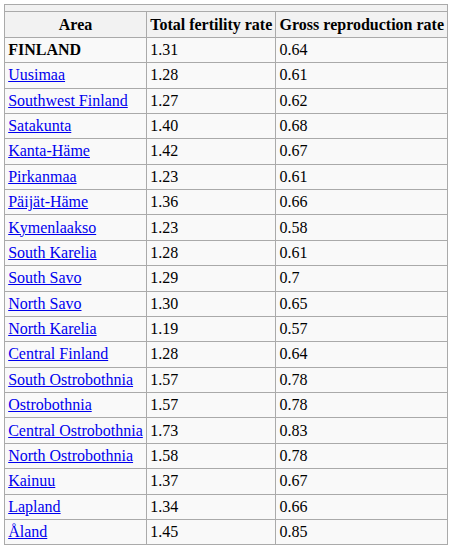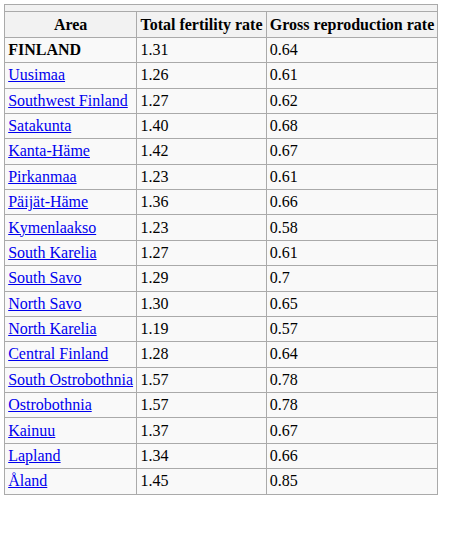(164, 75) 1.28 -> (154, 75) 1.26
(164, 252) 1.28 -> (154, 252) 1.27
- row: (76, 430)
- row: (71, 455)
